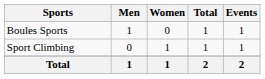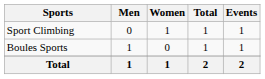rows swapped: (37, 30) <-> (41, 47)
